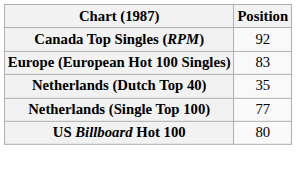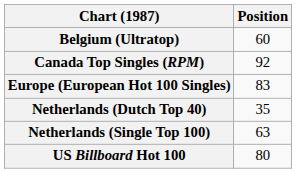+ row: (119, 39)
(263, 109) 77 -> (263, 132) 63
